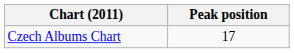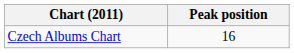(228, 36) 17 -> (228, 36) 16
